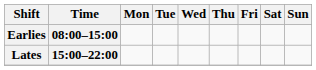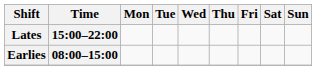rows swapped: (27, 34) <-> (27, 55)
